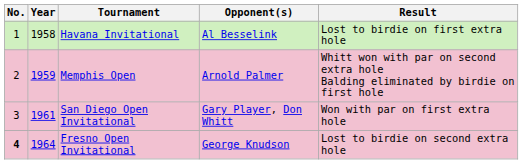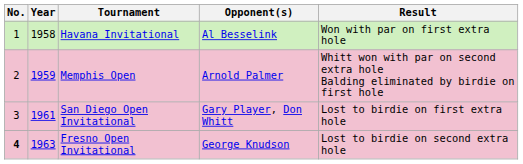(411, 36) Lost to birdie on first extra hole -> (405, 36) Won with par on first extra hole
(405, 116) Won with par on first extra hole -> (411, 116) Lost to birdie on first extra hole
(43, 145) 1964 -> (43, 145) 1963
